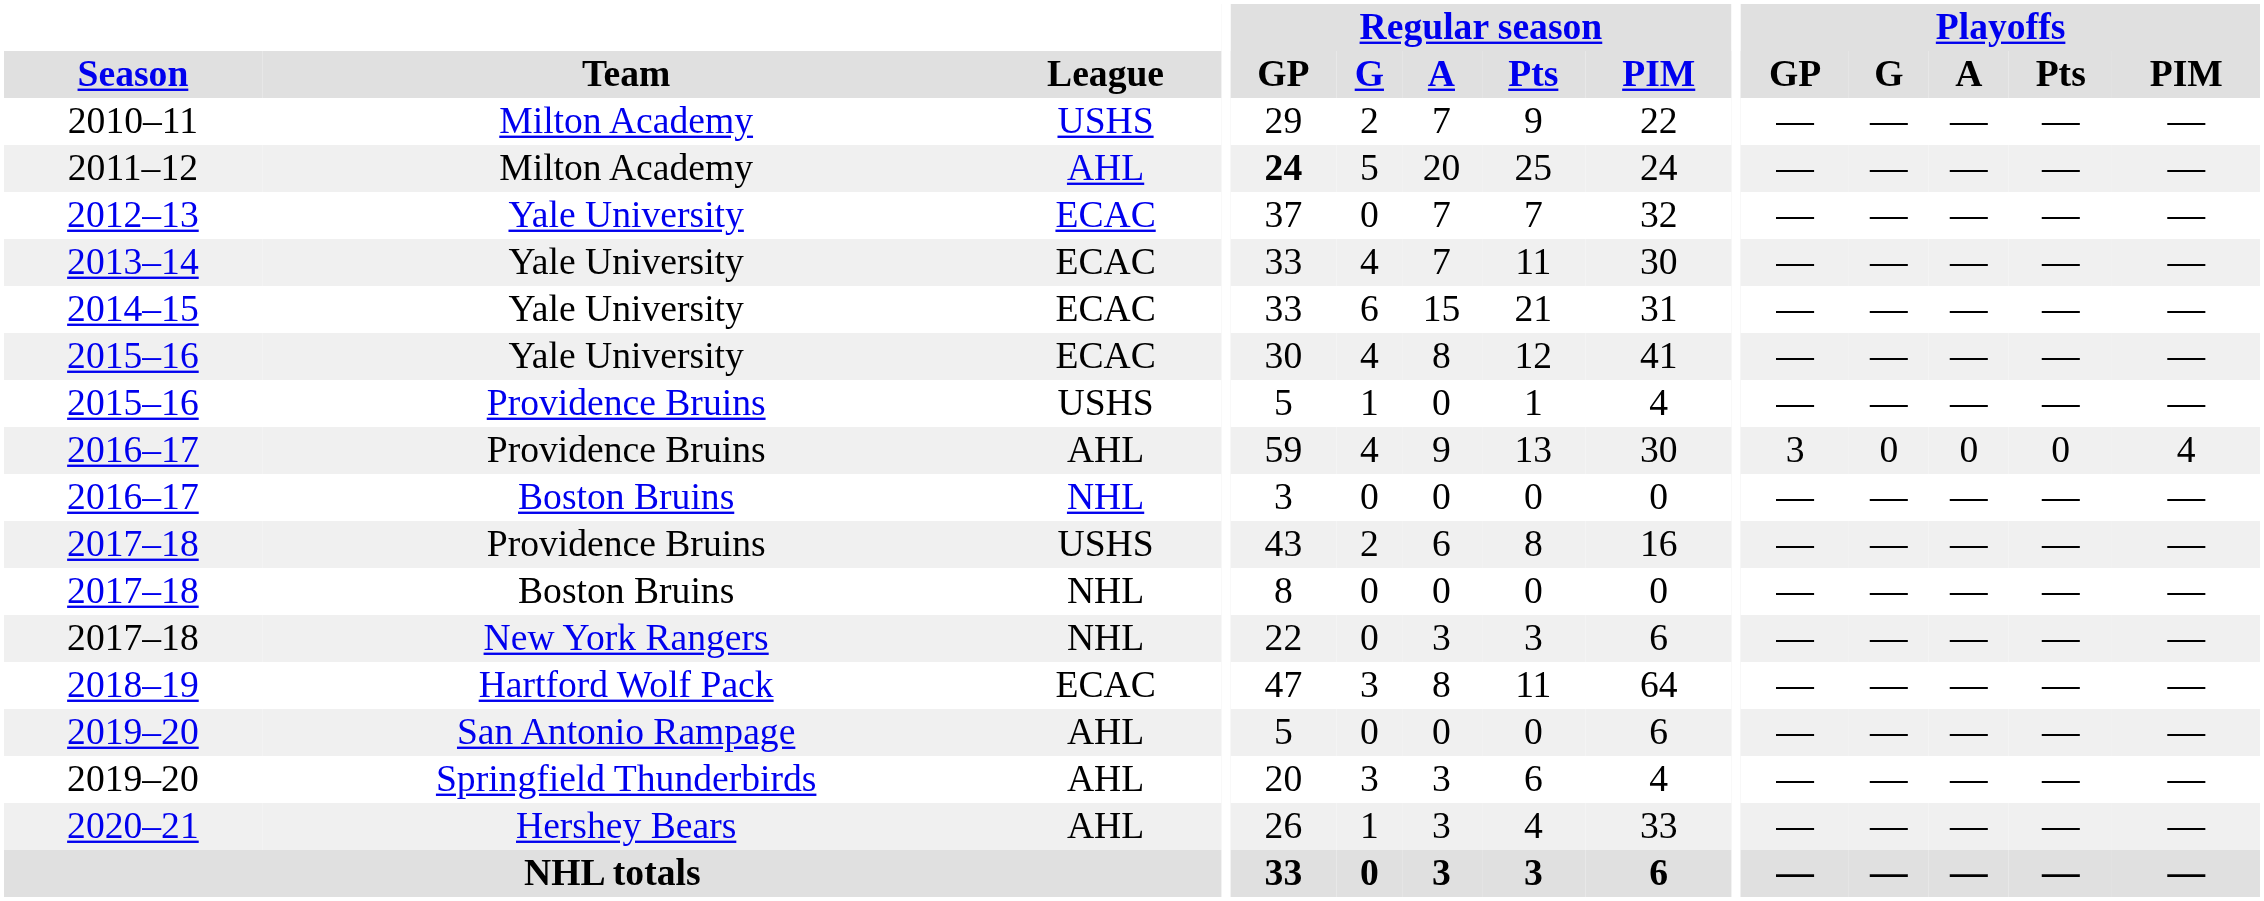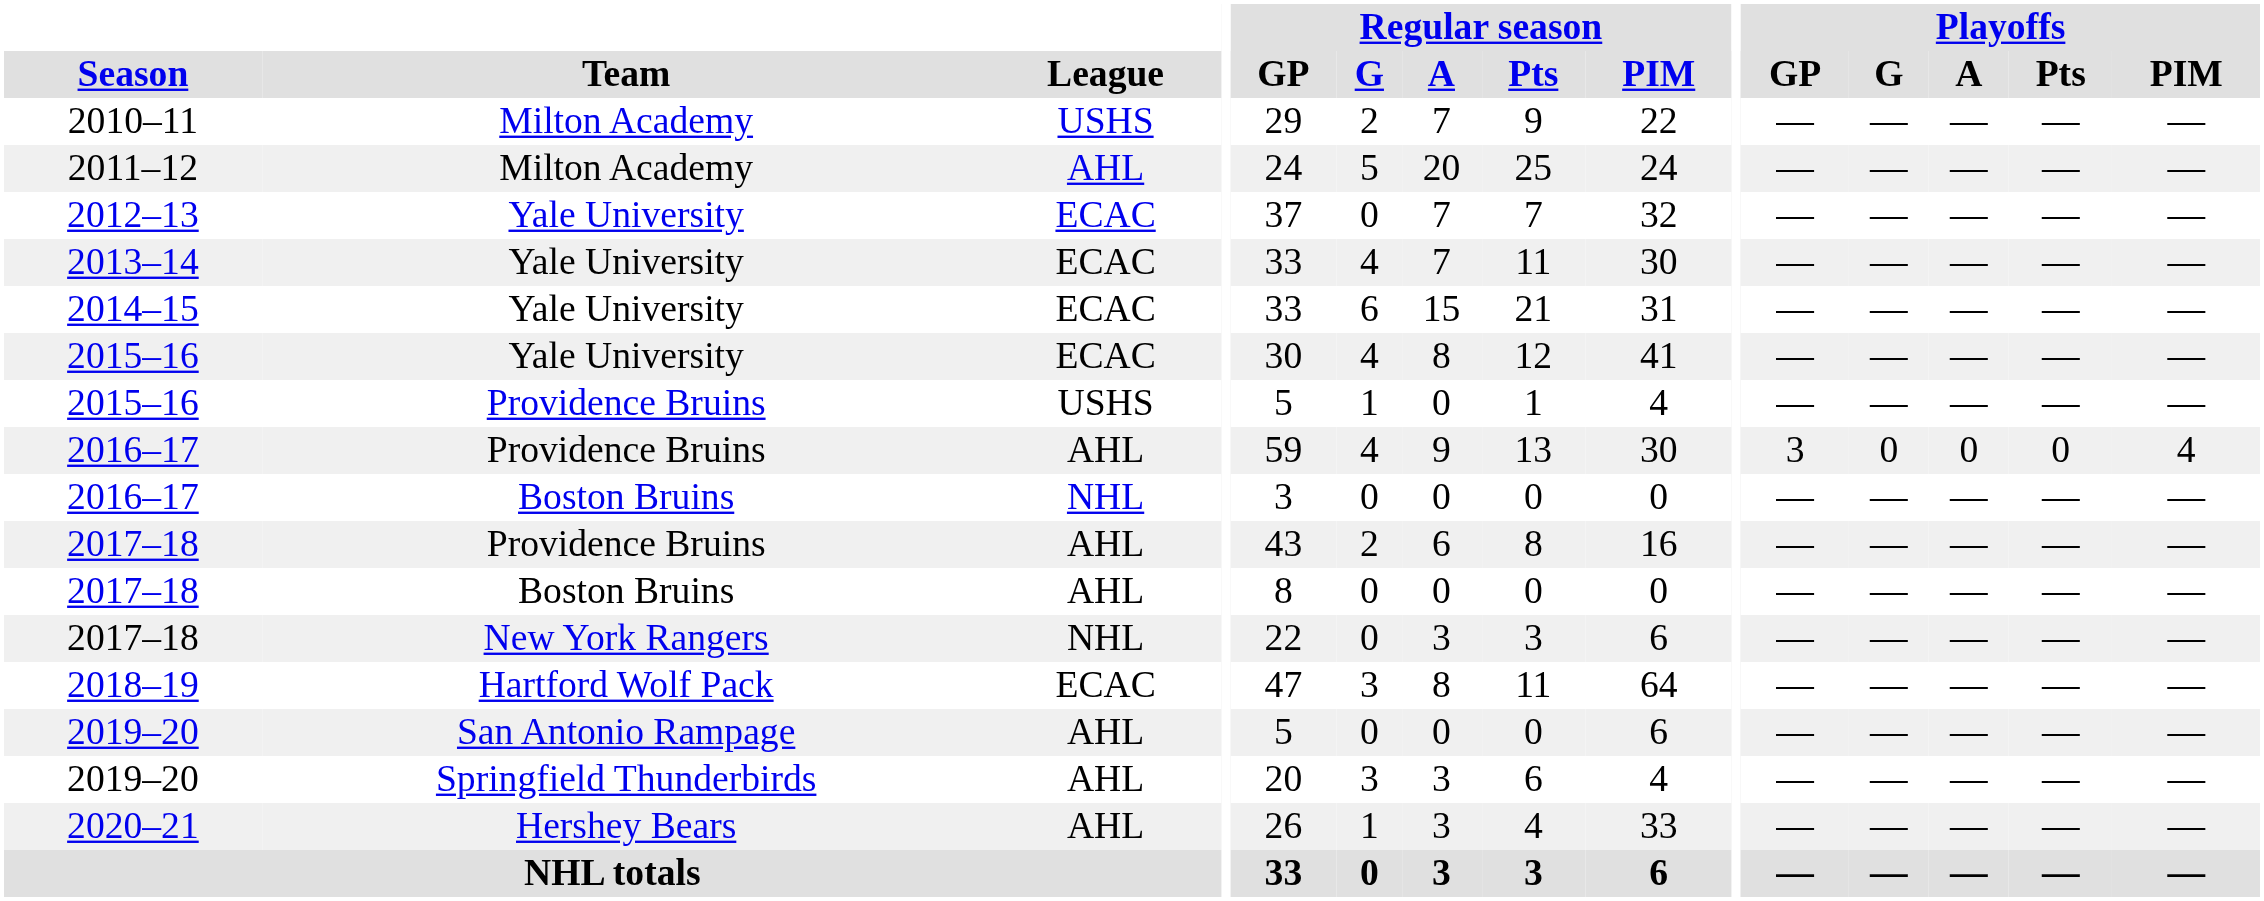(1283, 167) bold -> (1283, 167) normal
(1106, 543) USHS -> (1106, 543) AHL
(1106, 590) NHL -> (1106, 590) AHL
